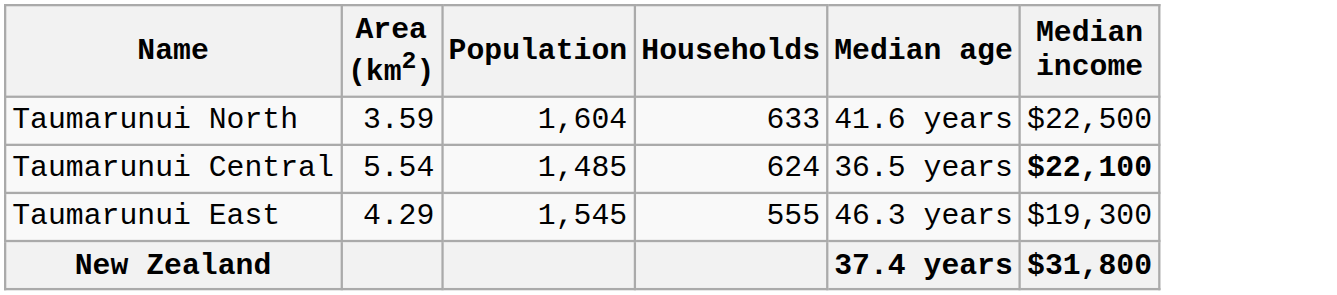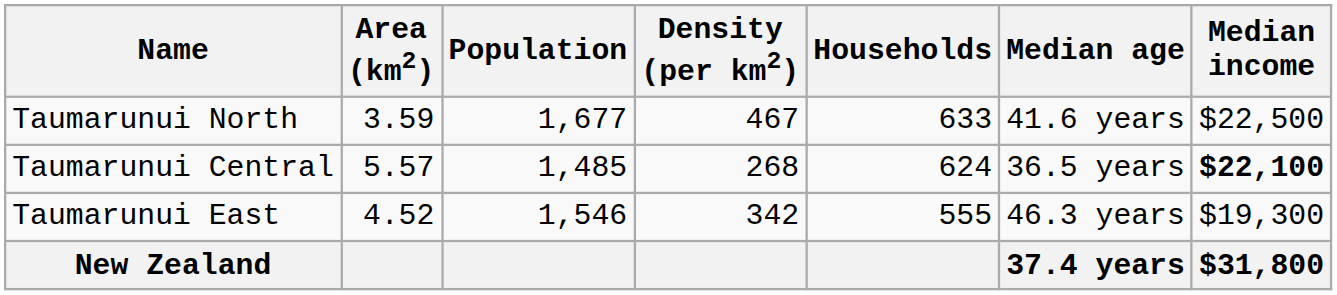+ column: (720, 50)
(583, 120) 1,604 -> (583, 120) 1,677
(399, 168) 5.54 -> (399, 168) 5.57
(399, 217) 4.29 -> (399, 217) 4.52
(583, 217) 1,545 -> (583, 217) 1,546
